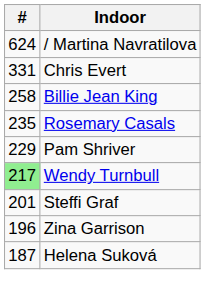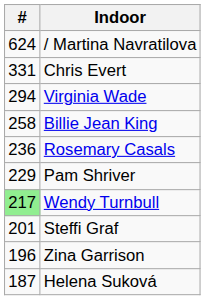+ row: (95, 96)
(22, 123) 235 -> (22, 149) 236
